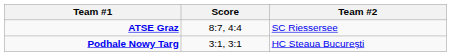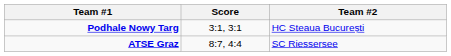rows swapped: (153, 28) <-> (133, 43)
